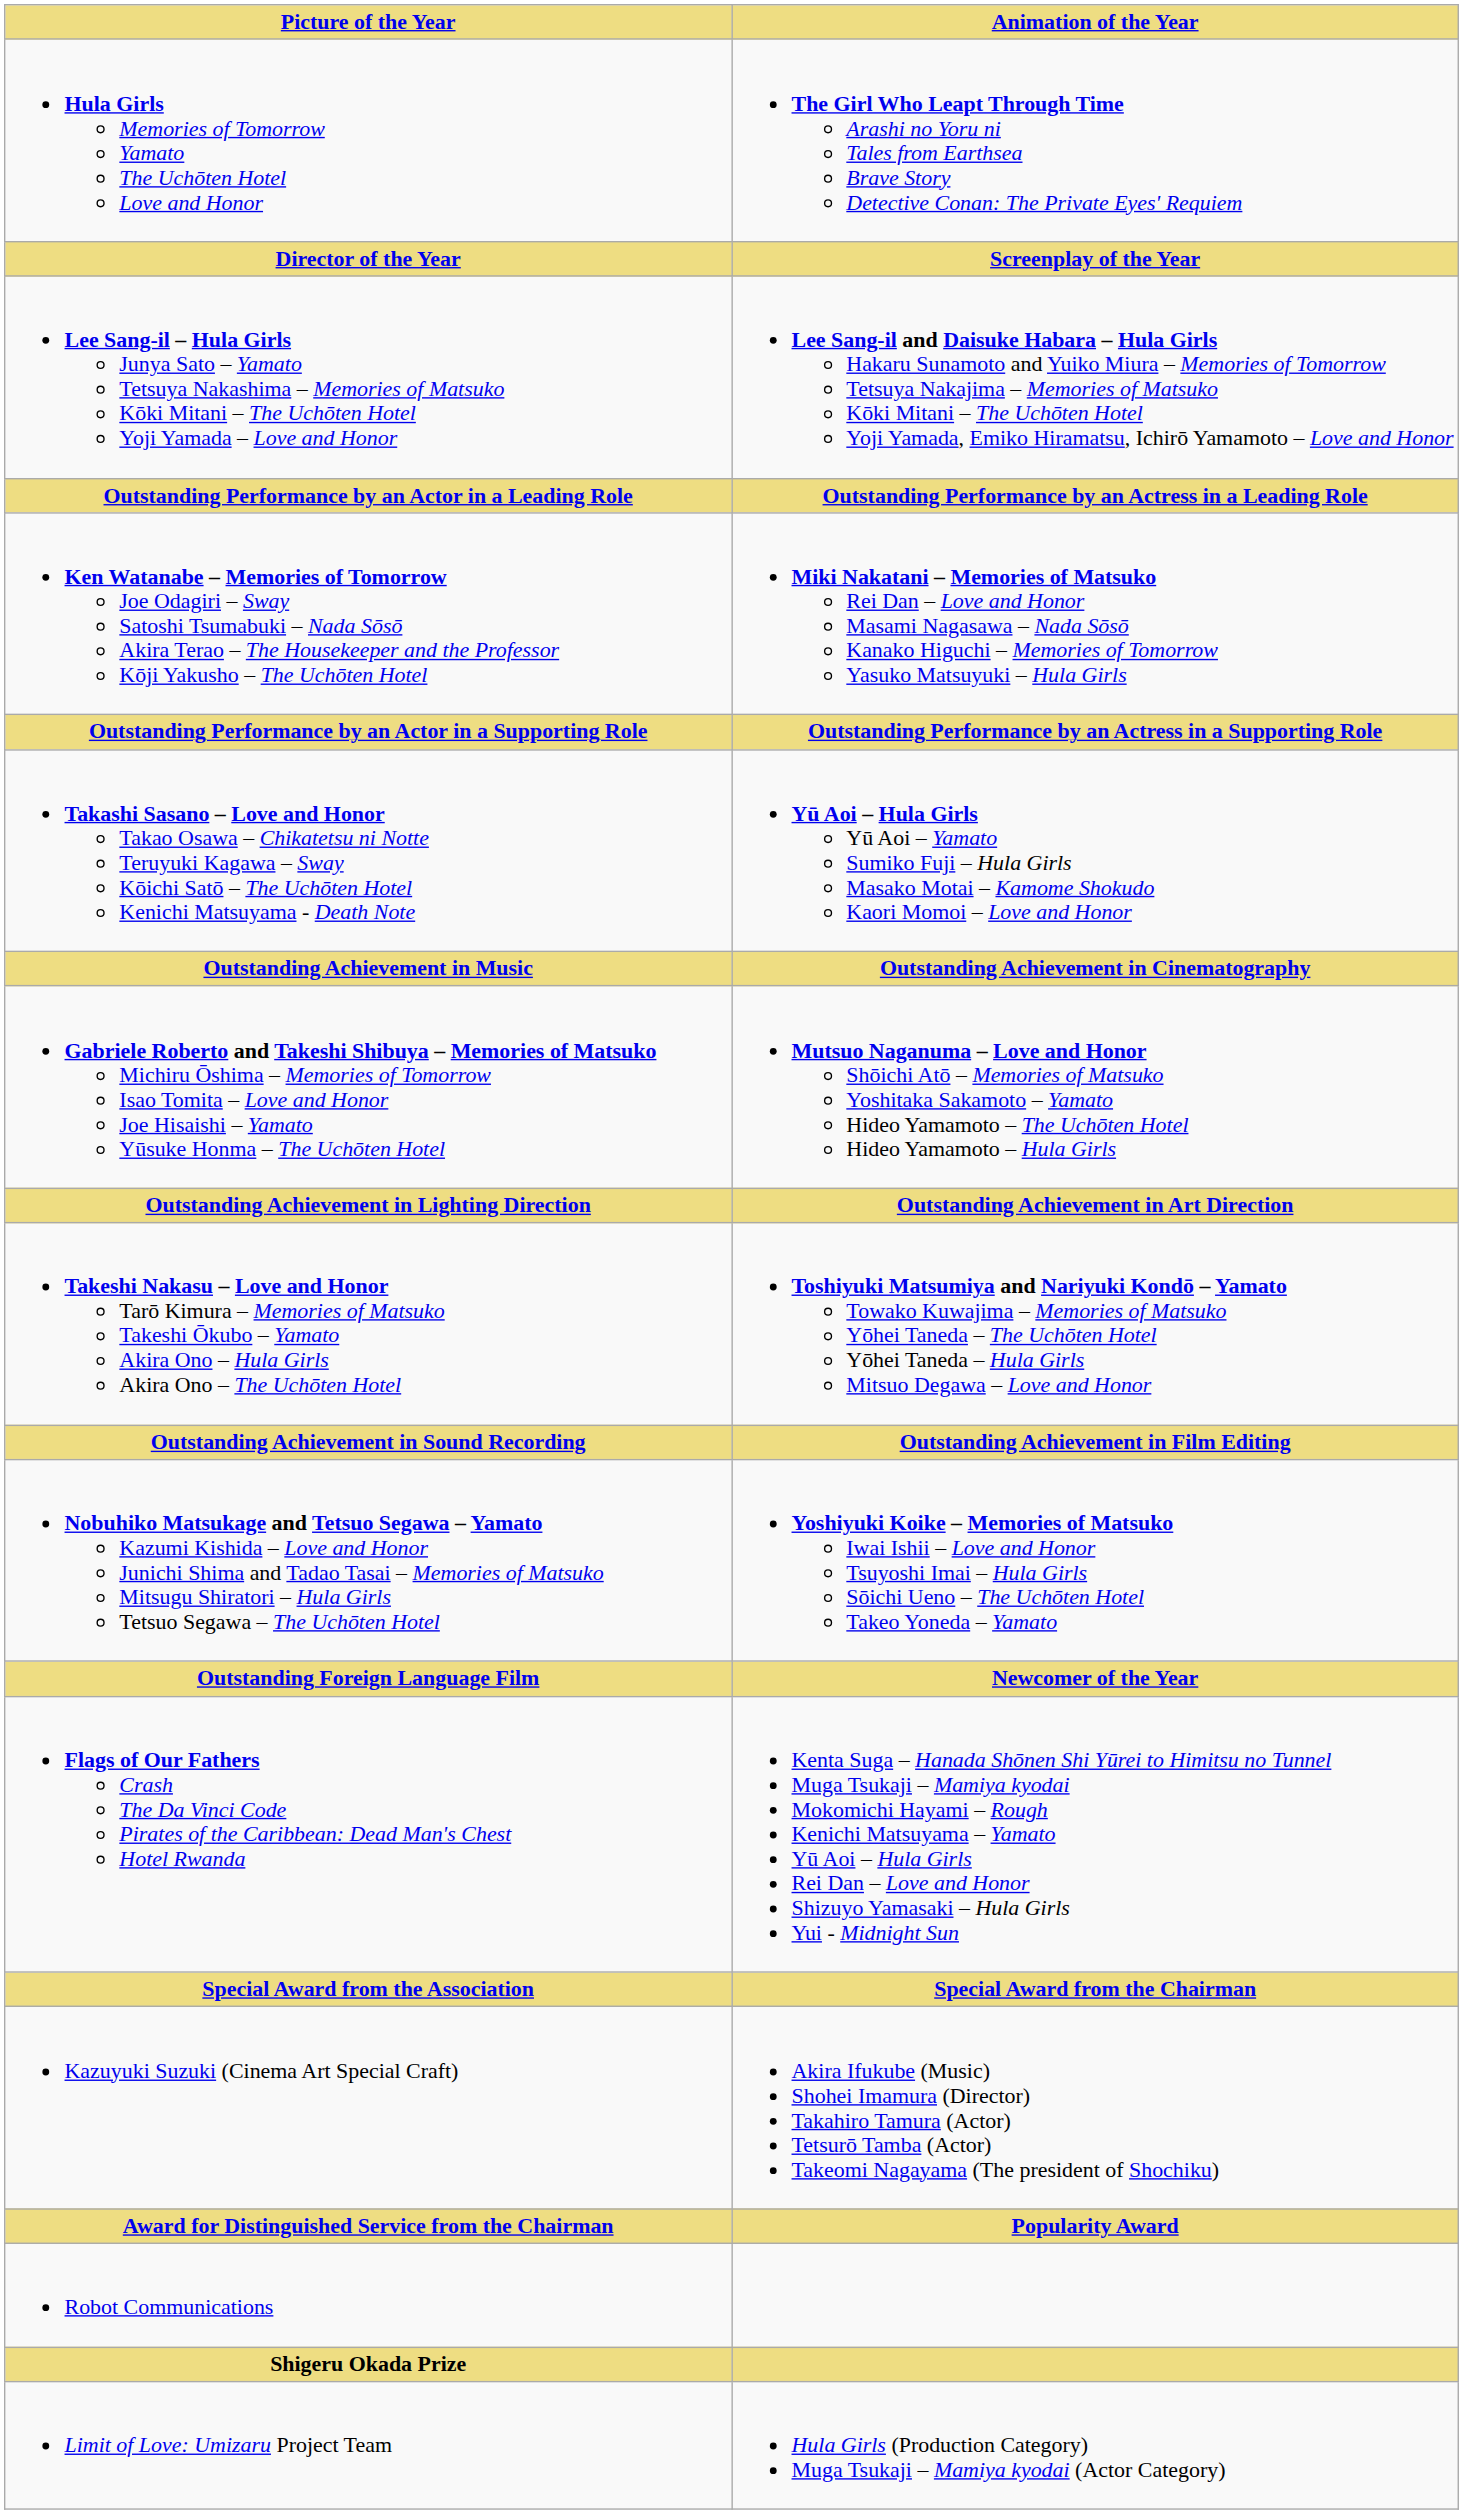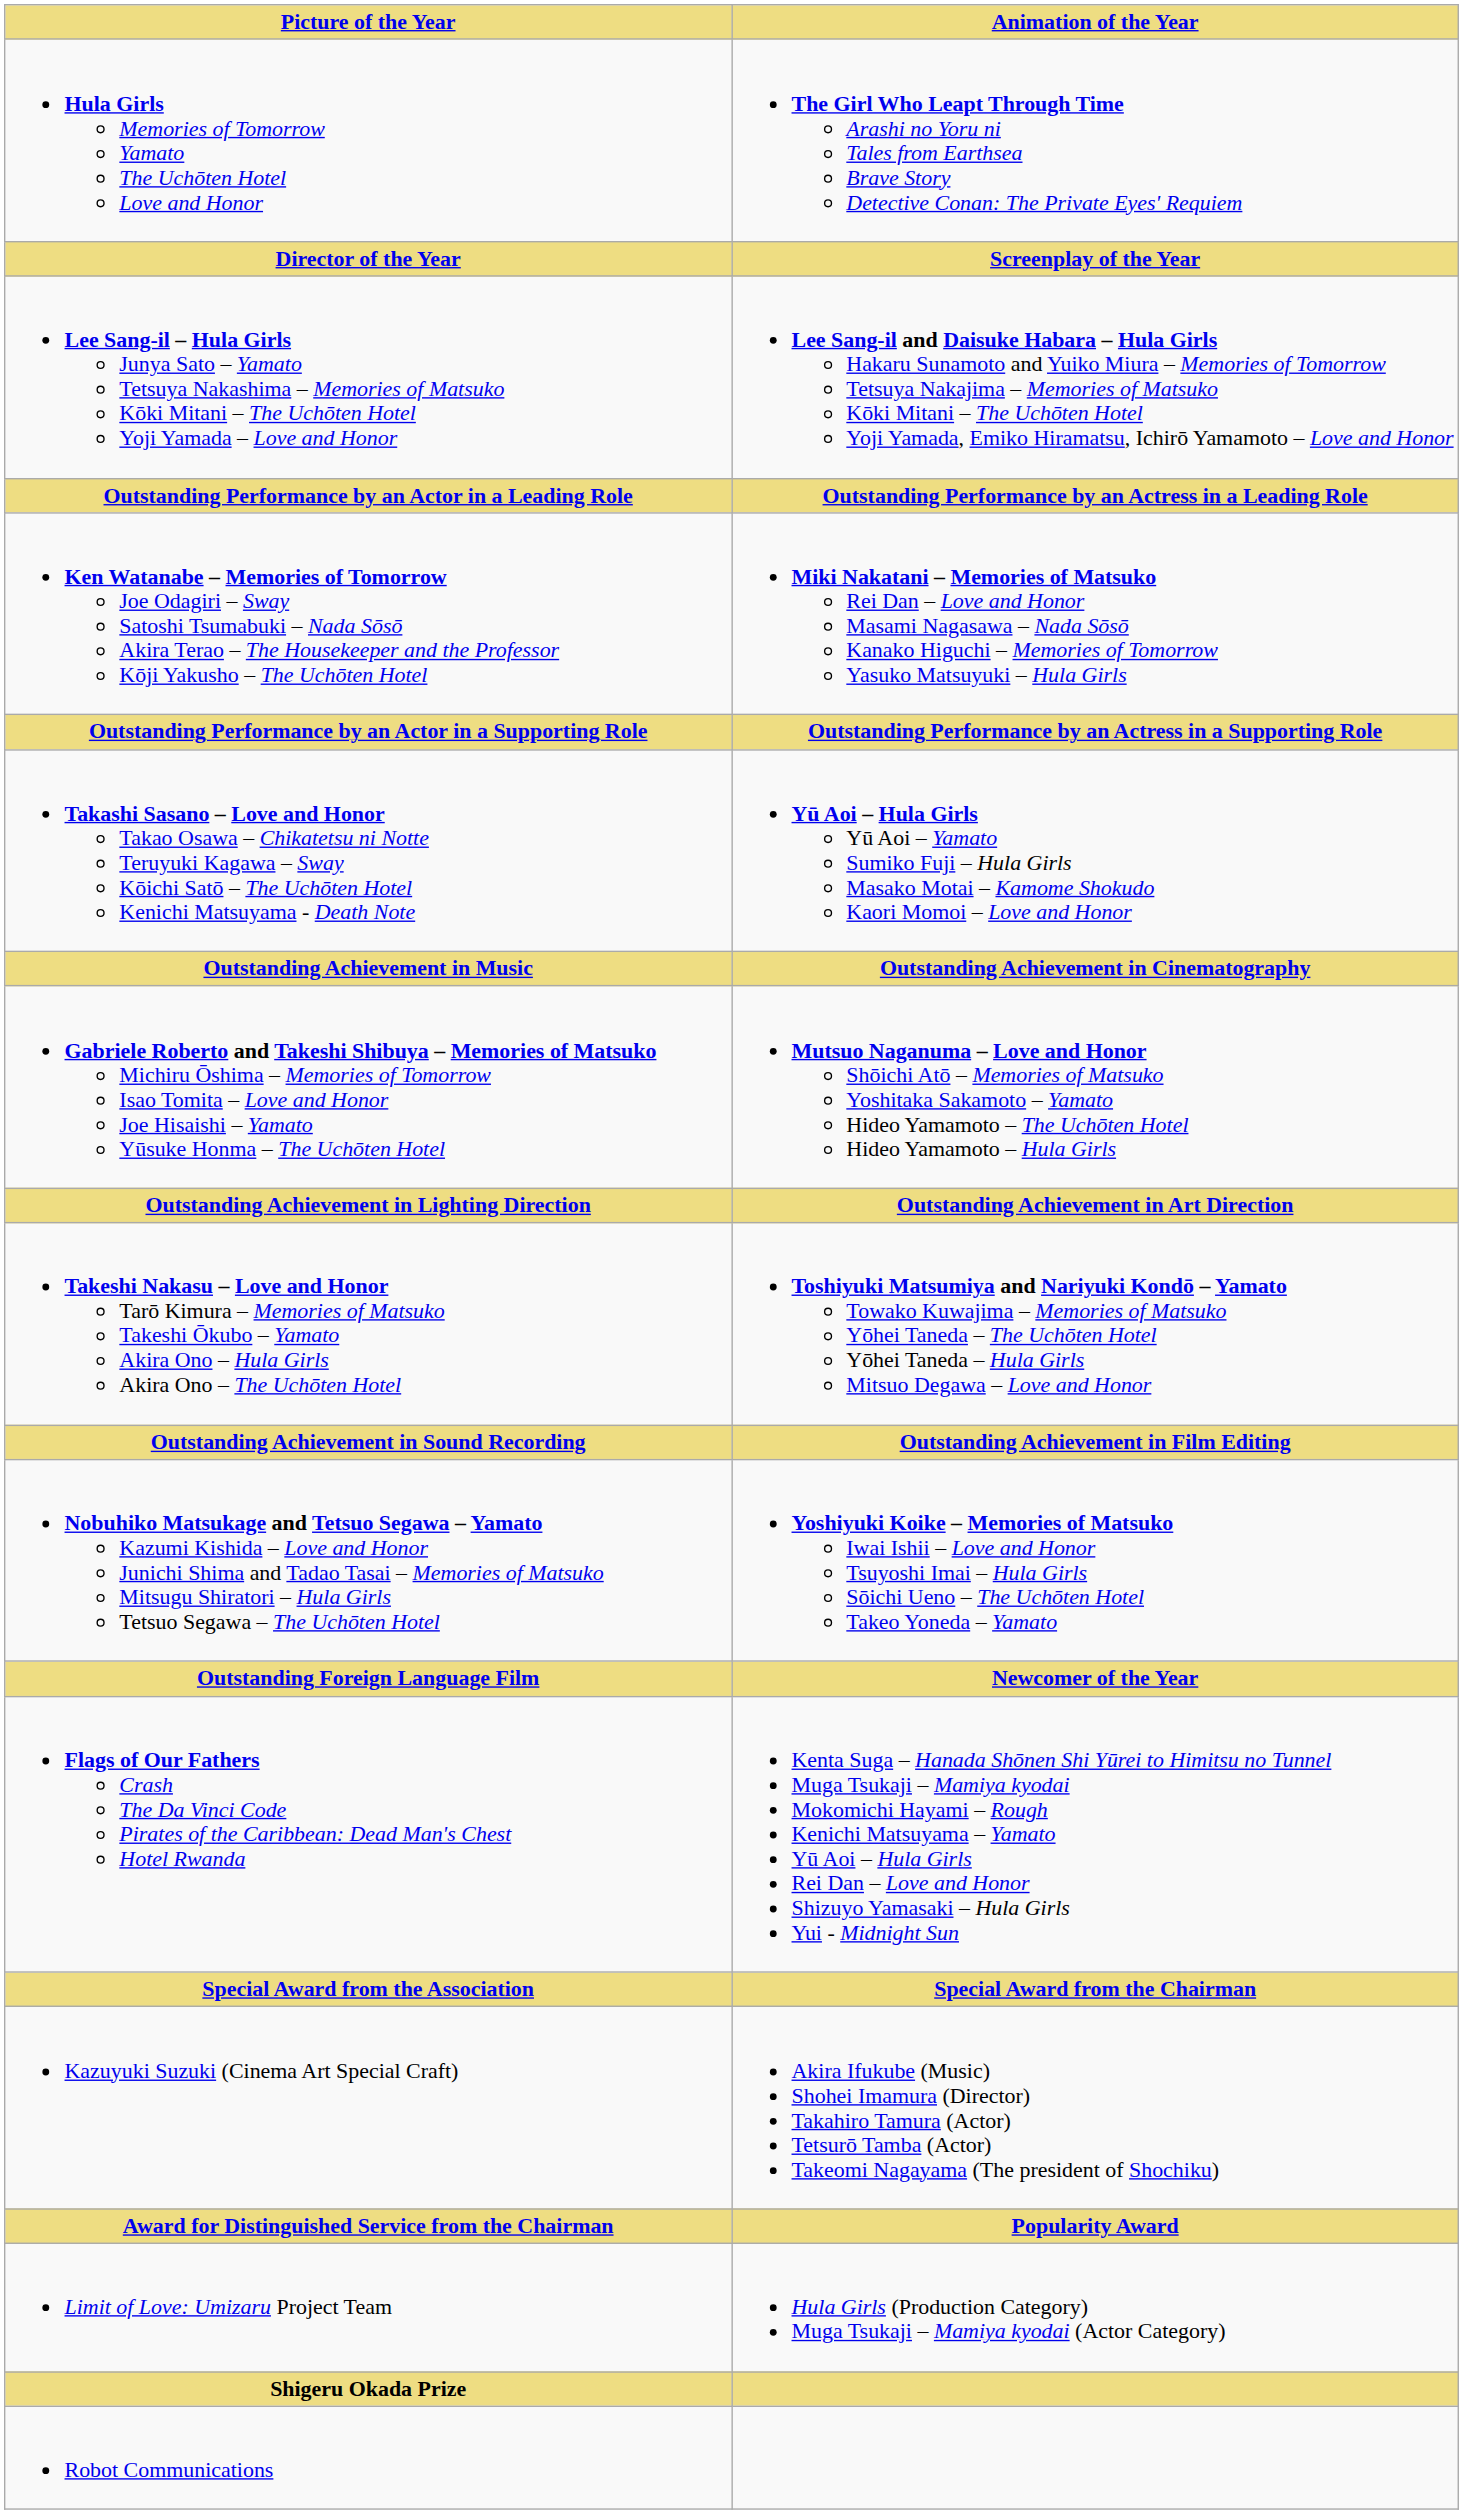rows swapped: (368, 2445) <-> (368, 2307)
